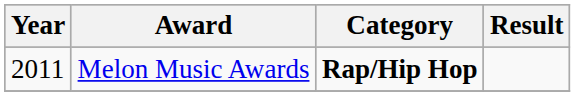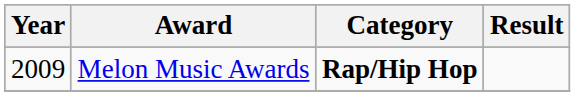(38, 68) 2011 -> (38, 68) 2009
